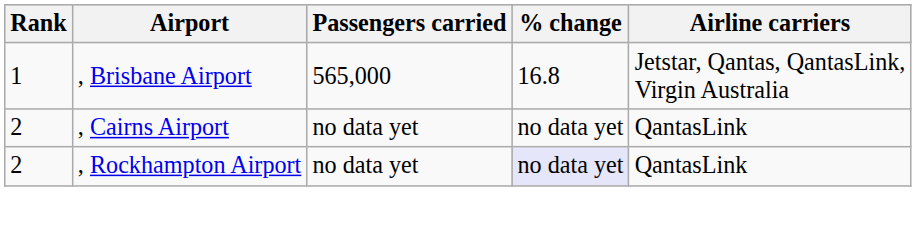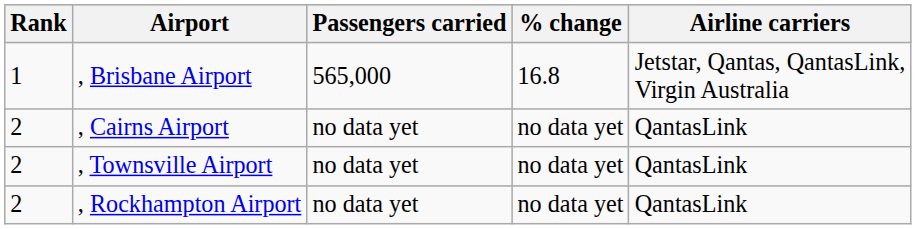+ row: (175, 165)
(570, 165) lavender background -> (570, 204) no background
